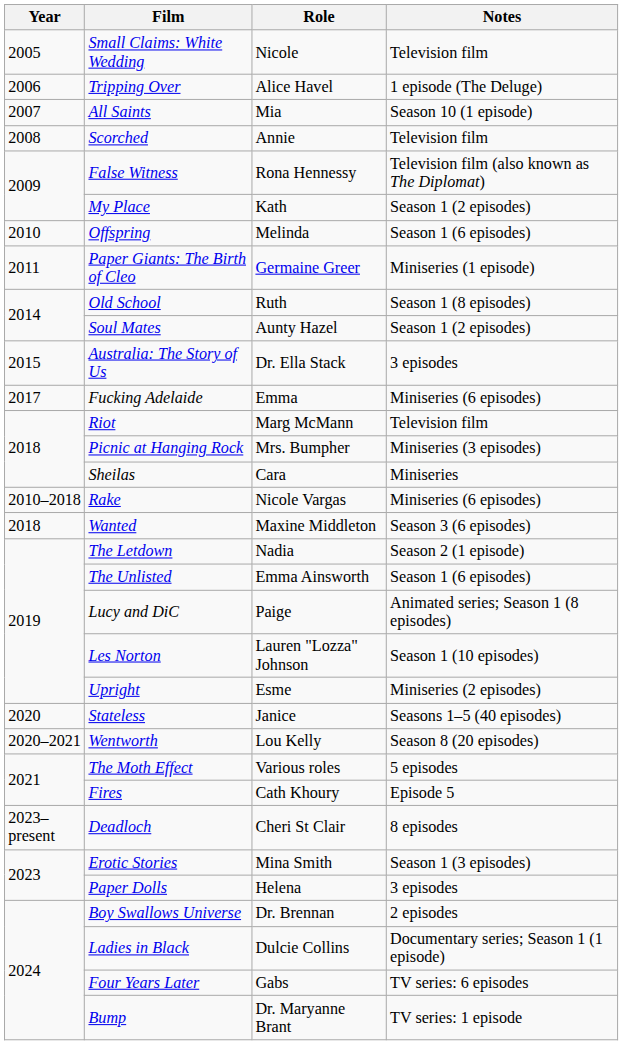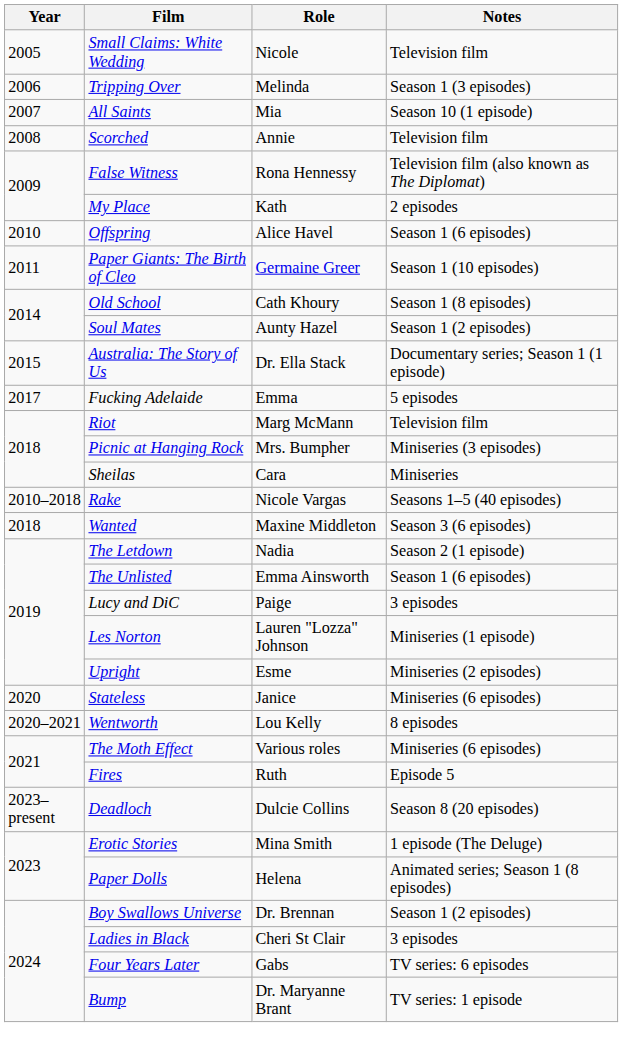(294, 86) Alice Havel -> (282, 86) Melinda
(466, 86) 1 episode (The Deluge) -> (460, 86) Season 1 (3 episodes)
(460, 207) Season 1 (2 episodes) -> (424, 207) 2 episodes
(282, 233) Melinda -> (294, 233) Alice Havel
(462, 267) Miniseries (1 episode) -> (464, 267) Season 1 (10 episodes)
(271, 302) Ruth -> (297, 302) Cath Khoury
(424, 362) 3 episodes -> (496, 362) Documentary series; Season 1 (1 episode)
(466, 397) Miniseries (6 episodes) -> (424, 397) 5 episodes
(466, 500) Miniseries (6 episodes) -> (476, 500) Seasons 1–5 (40 episodes)
(484, 611) Animated series; Season 1 (8 episodes) -> (424, 602) 3 episodes
(464, 655) Season 1 (10 episodes) -> (462, 637) Miniseries (1 episode)
(476, 715) Seasons 1–5 (40 episodes) -> (466, 697) Miniseries (6 episodes)
(464, 741) Season 8 (20 episodes) -> (424, 723) 8 episodes
(424, 767) 5 episodes -> (466, 748) Miniseries (6 episodes)
(297, 792) Cath Khoury -> (271, 774) Ruth
(300, 827) Cheri St Clair -> (302, 809) Dulcie Collins
(424, 827) 8 episodes -> (464, 809) Season 8 (20 episodes)
(460, 862) Season 1 (3 episodes) -> (466, 843) 1 episode (The Deluge)
(424, 887) 3 episodes -> (484, 878) Animated series; Season 1 (8 episodes)
(424, 913) 2 episodes -> (460, 913) Season 1 (2 episodes)
(302, 948) Dulcie Collins -> (300, 939) Cheri St Clair
(496, 948) Documentary series; Season 1 (1 episode) -> (424, 939) 3 episodes
